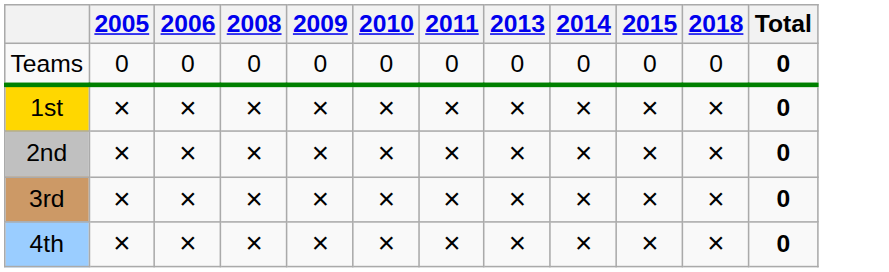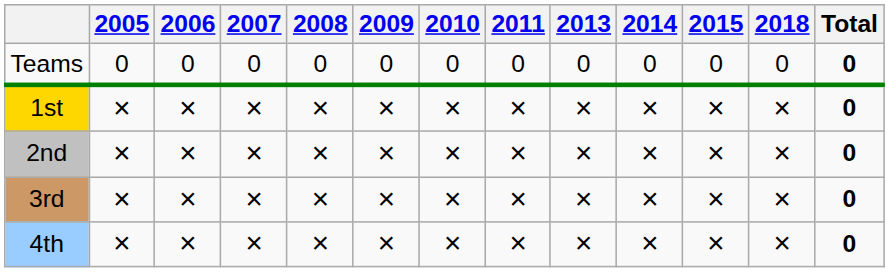+ column: (254, 24)
